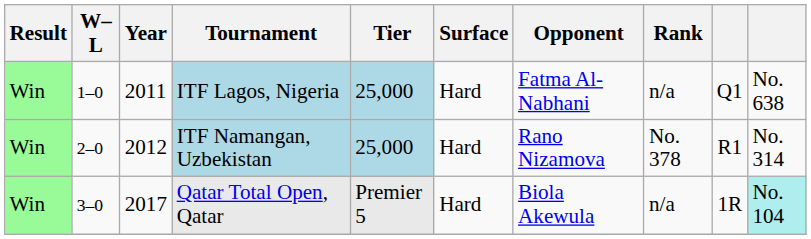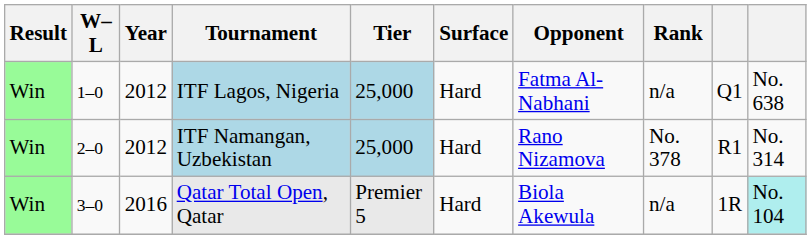(145, 90) 2011 -> (146, 90) 2012
(146, 204) 2017 -> (146, 204) 2016
